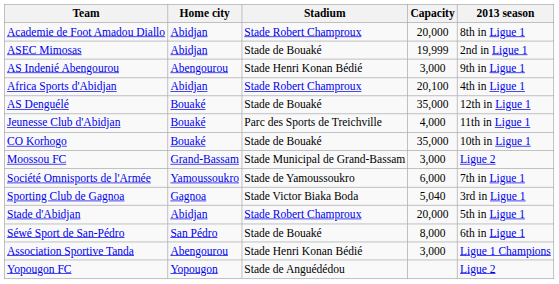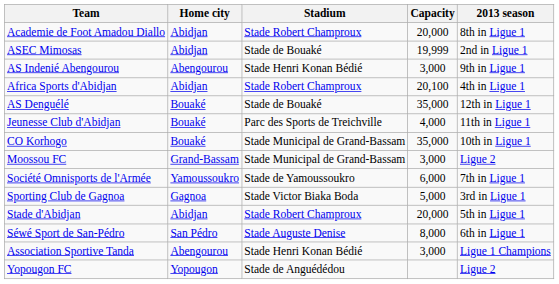(283, 141) Stade de Bouaké -> (325, 141) Stade Municipal de Grand-Bassam
(433, 196) 5,040 -> (433, 196) 5,000
(283, 232) Stade de Bouaké -> (295, 232) Stade Auguste Denise
